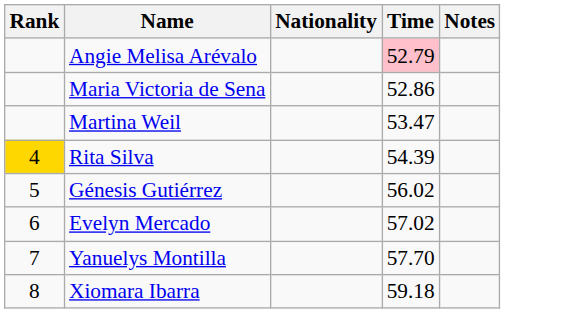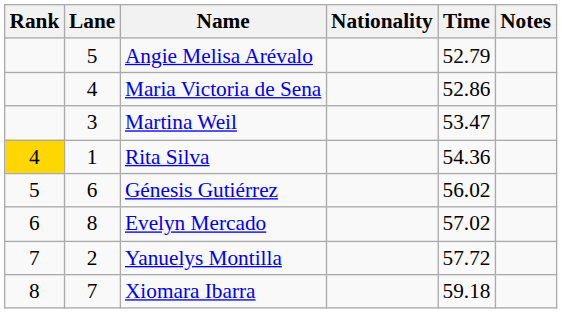+ column: (92, 21)
(411, 55) pink background -> (467, 55) no background
(411, 156) 54.39 -> (467, 156) 54.36
(411, 257) 57.70 -> (467, 257) 57.72
